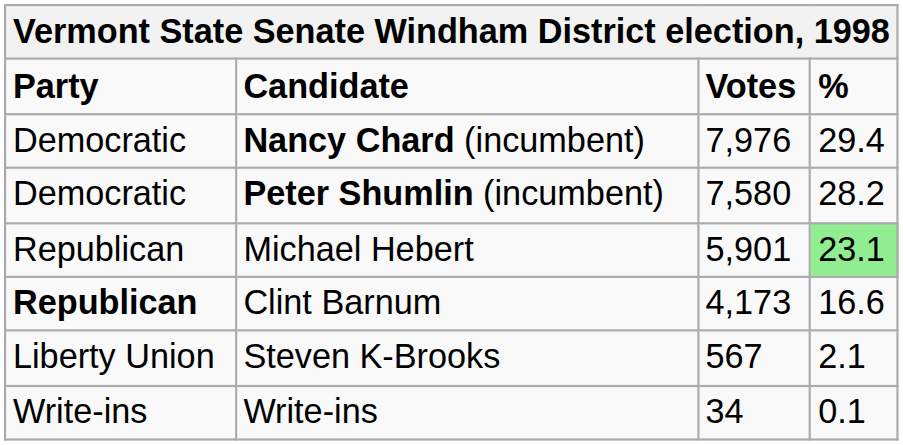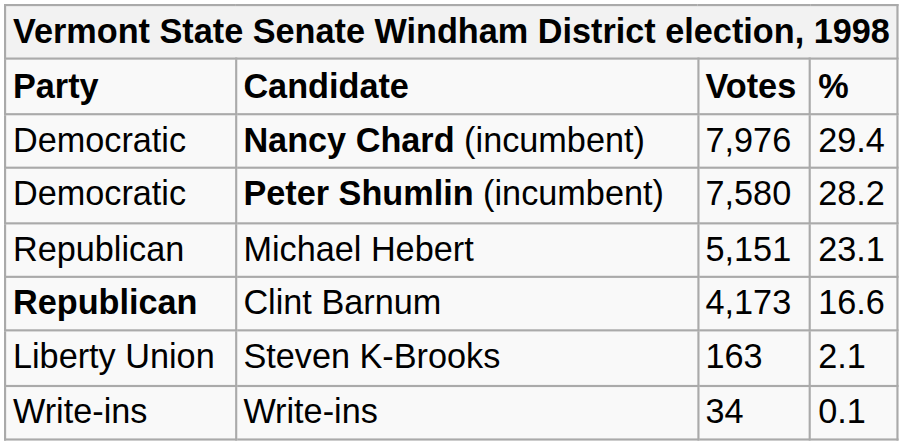(748, 248) 5,901 -> (748, 248) 5,151
(852, 248) lightgreen background -> (852, 248) no background
(734, 357) 567 -> (734, 357) 163
